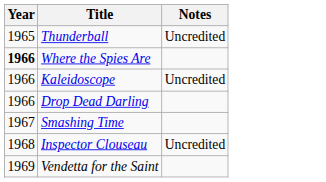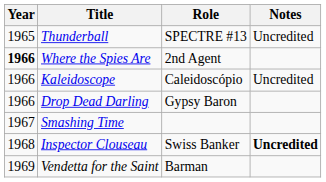+ column: (206, 15)
(195, 144) normal -> (285, 144) bold
